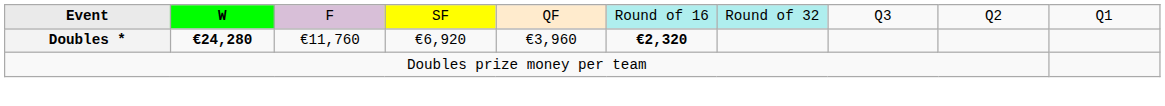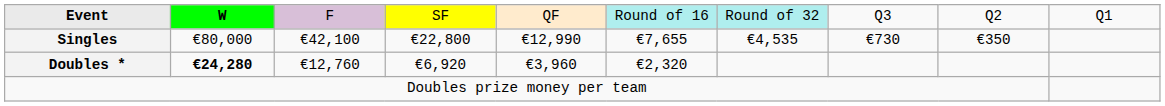+ row: (87, 40)
(330, 40) €11,760 -> (330, 64) €12,760
(662, 40) bold -> (662, 64) normal
